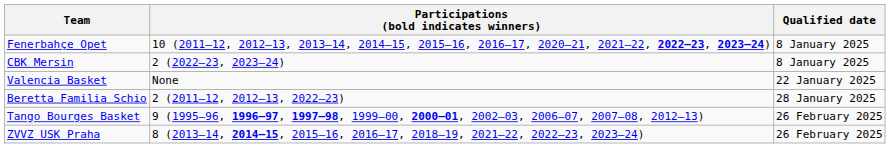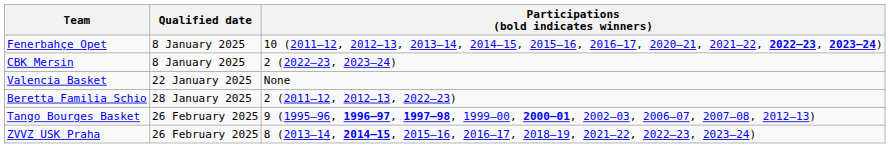columns swapped: (829, 20) <-> (461, 20)
